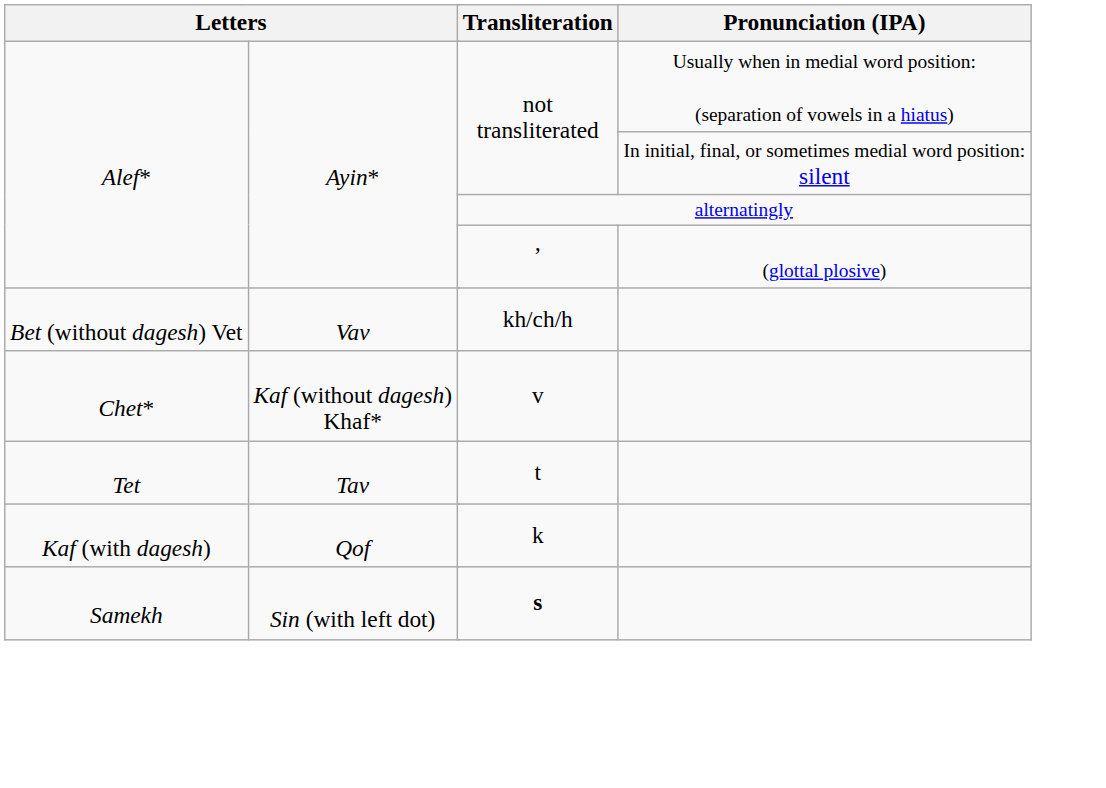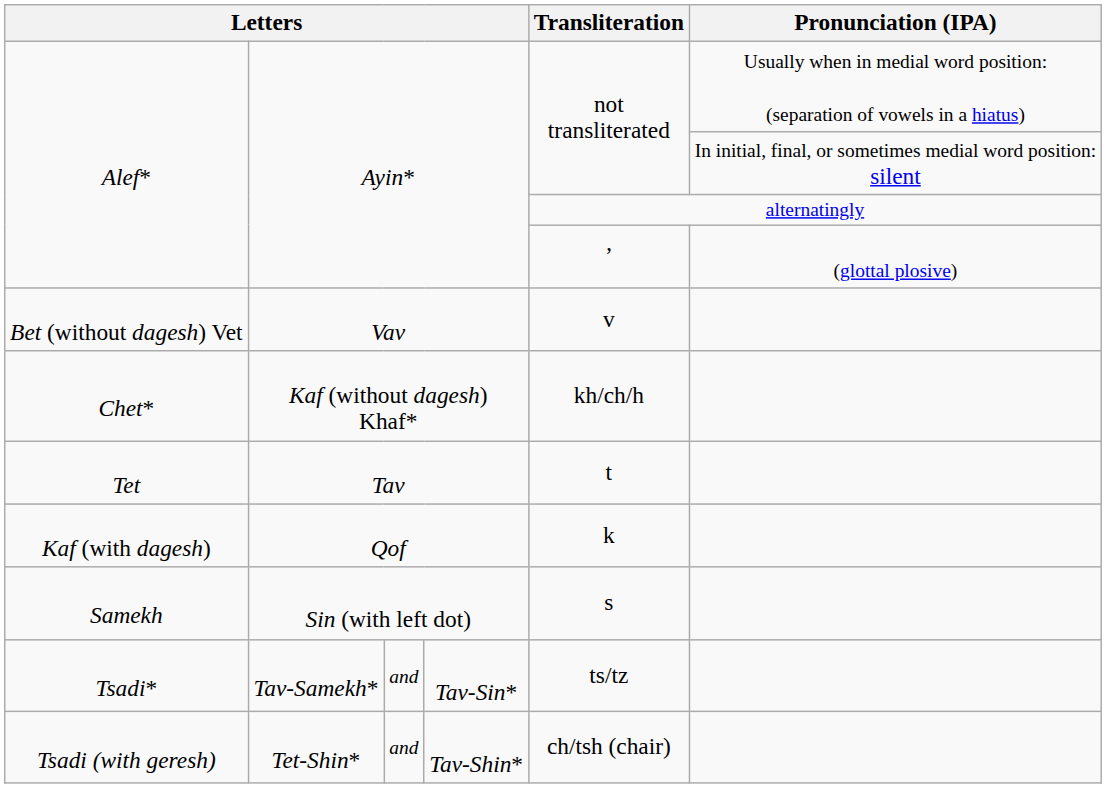(538, 319) kh/ch/h -> (609, 319) v
(538, 395) v -> (609, 395) kh/ch/h
(538, 603) bold -> (609, 603) normal
+ row: (126, 688)
+ row: (126, 759)
